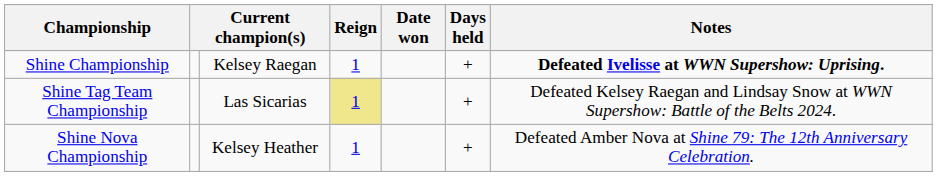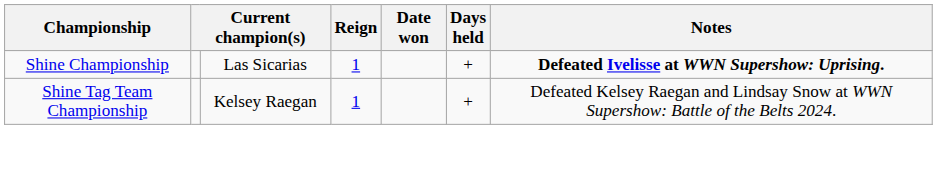(265, 64) Kelsey Raegan -> (265, 64) Las Sicarias
(265, 101) Las Sicarias -> (265, 101) Kelsey Raegan
(356, 101) khaki background -> (356, 101) no background
- row: (97, 147)
